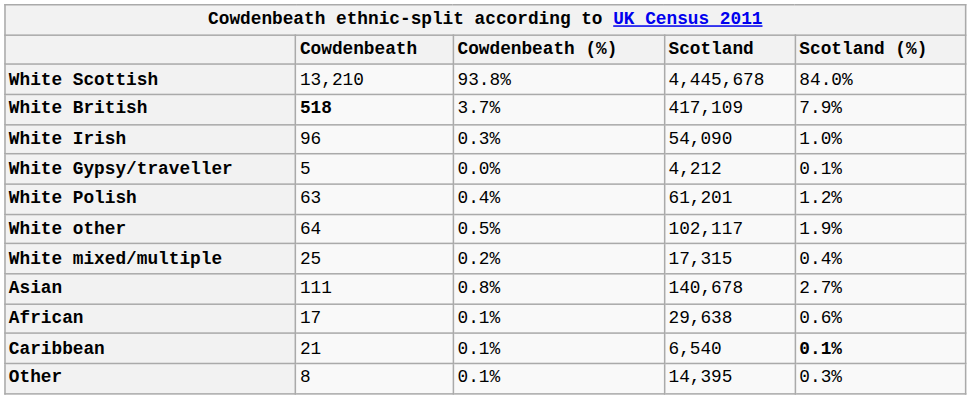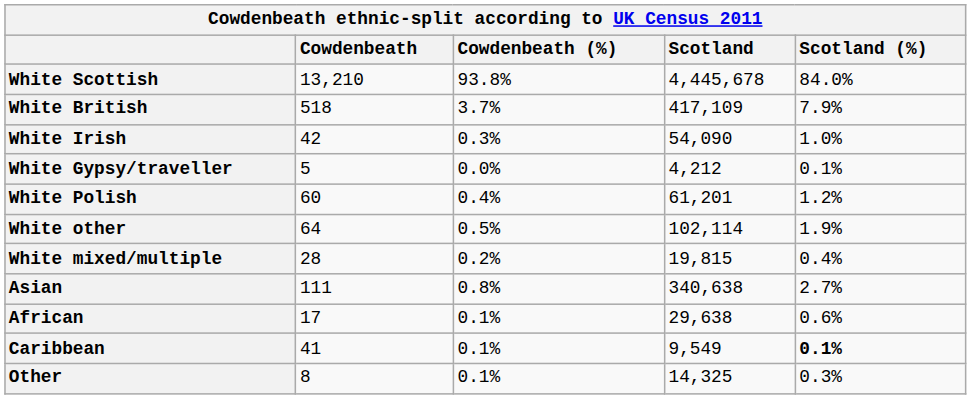(316, 109) bold -> (316, 109) normal
(311, 139) 96 -> (311, 139) 42
(311, 199) 63 -> (311, 199) 60
(706, 229) 102,117 -> (706, 229) 102,114
(311, 258) 25 -> (311, 258) 28
(700, 258) 17,315 -> (700, 258) 19,815
(706, 288) 140,678 -> (706, 288) 340,638
(311, 348) 21 -> (311, 348) 41
(695, 348) 6,540 -> (695, 348) 9,549
(700, 378) 14,395 -> (700, 378) 14,325
